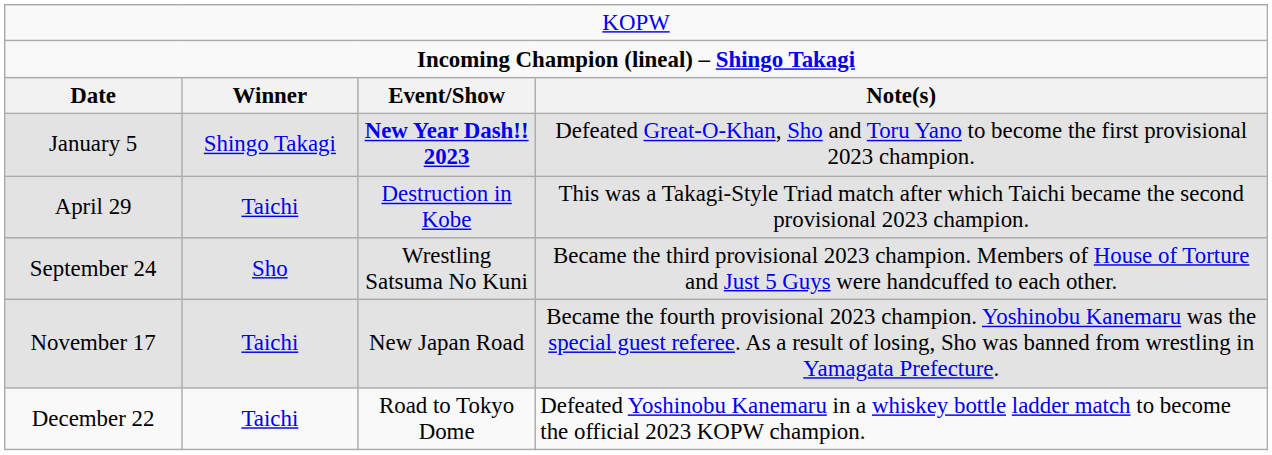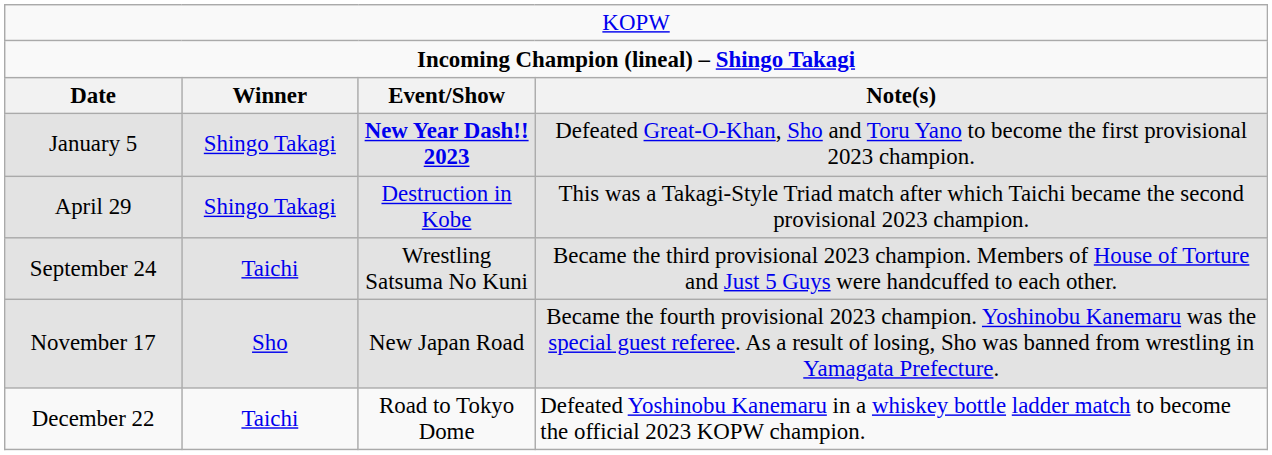(270, 206) Taichi -> (270, 206) Shingo Takagi
(270, 268) Sho -> (270, 268) Taichi
(270, 343) Taichi -> (270, 343) Sho
